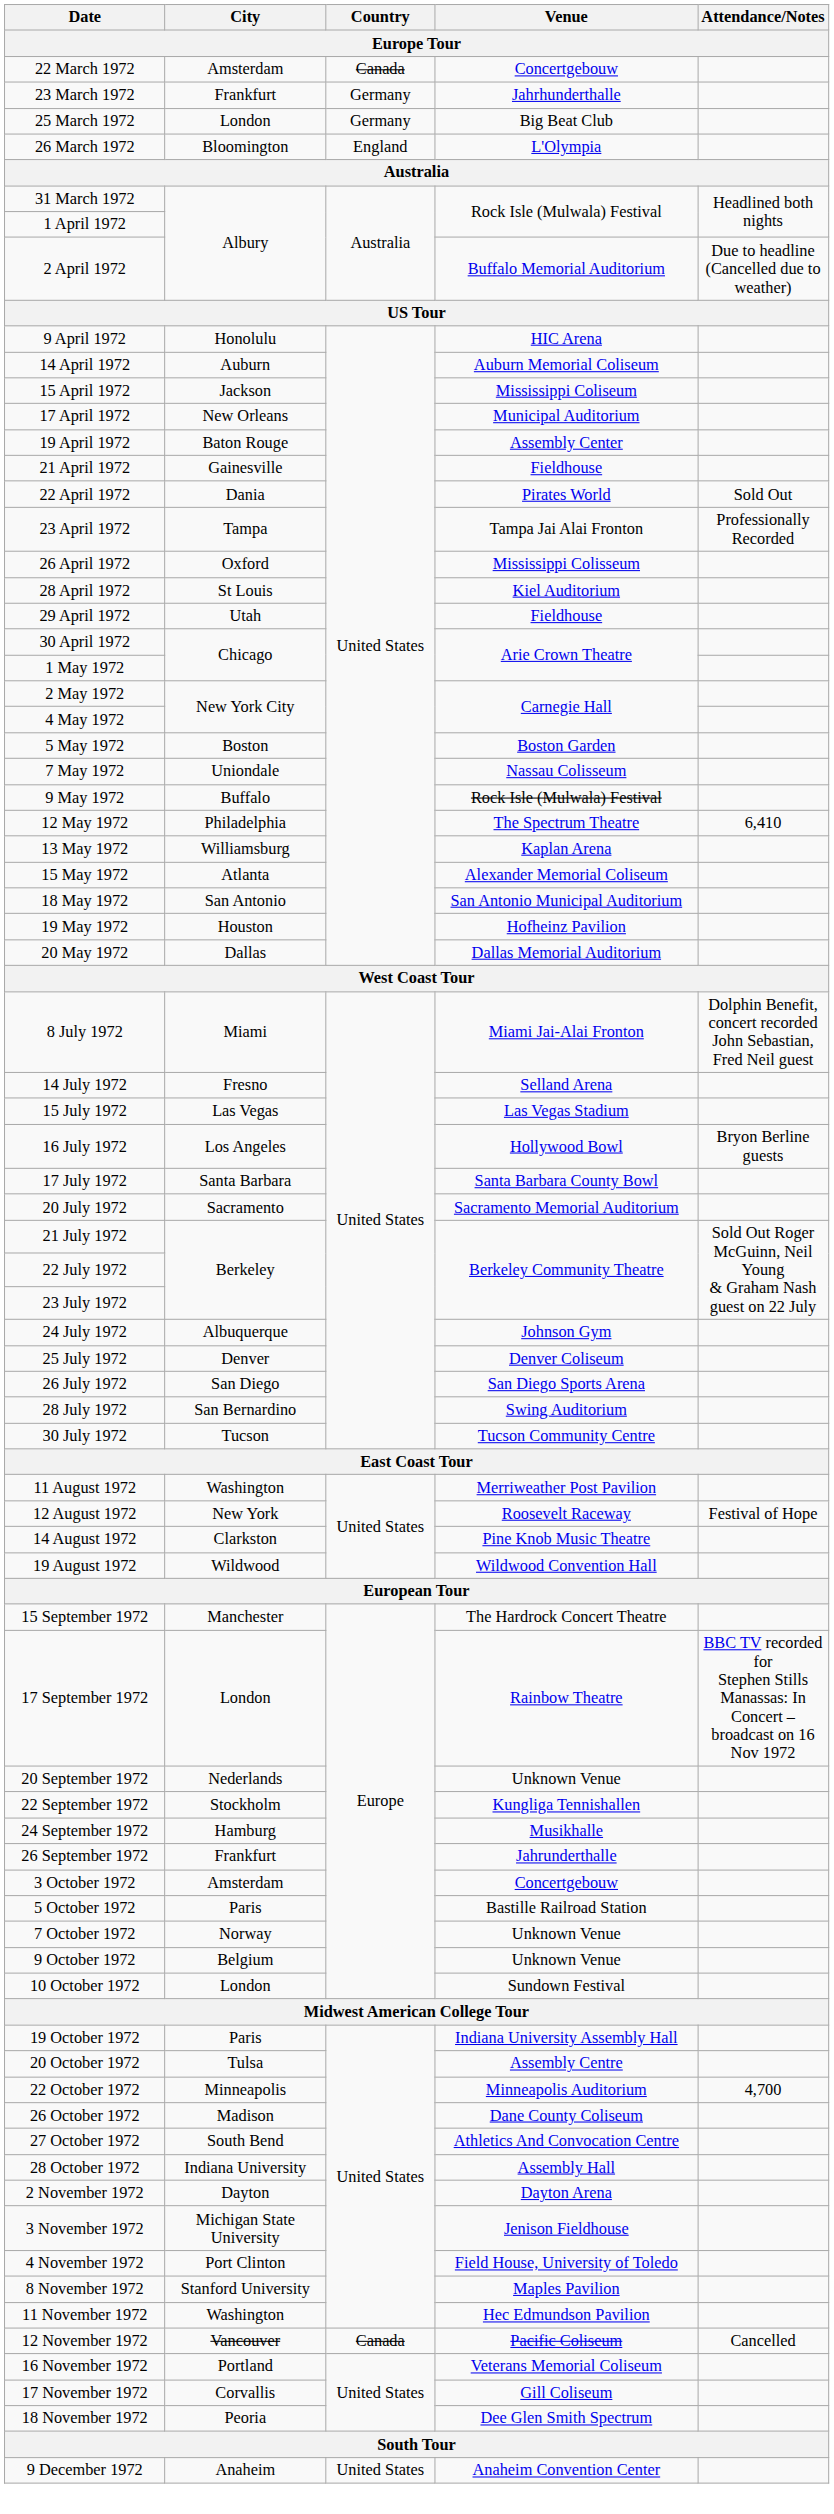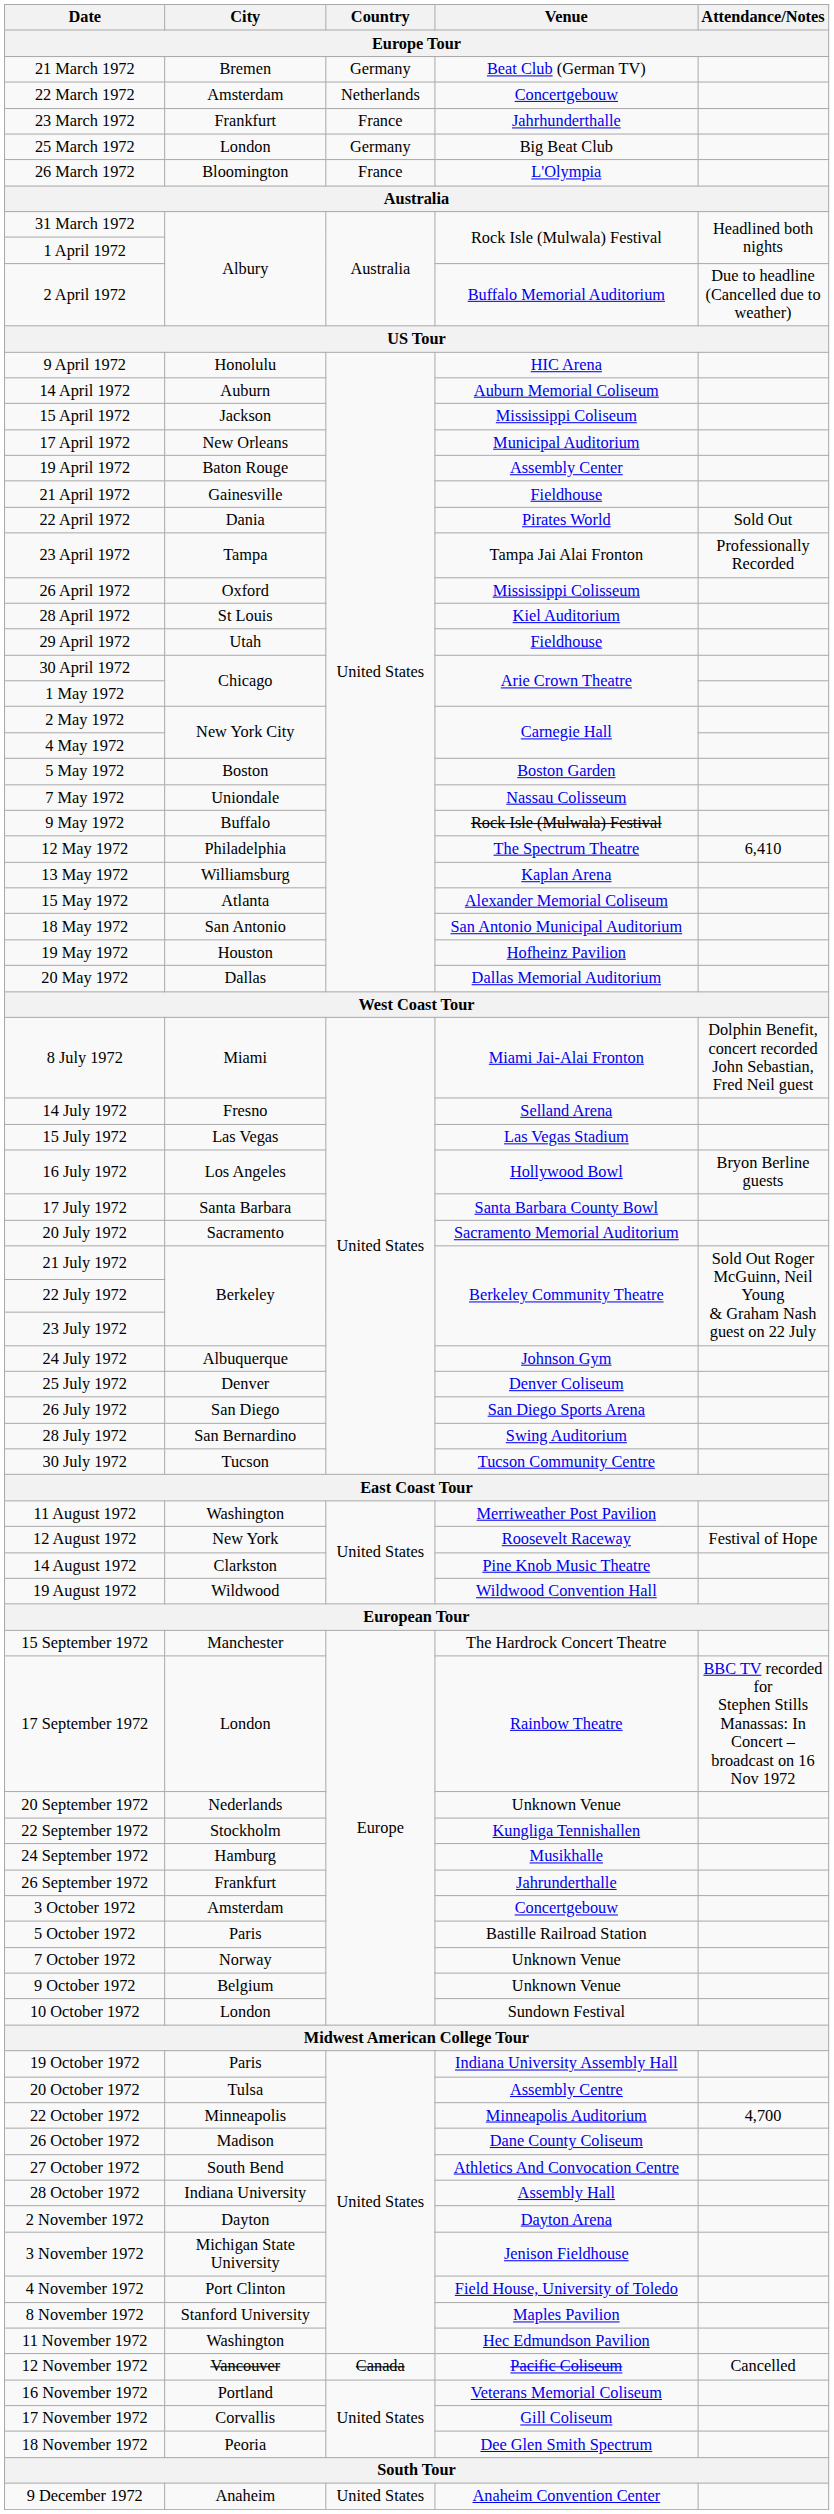+ row: (85, 69)
(380, 69) Canada -> (380, 95) Netherlands
(380, 95) Germany -> (380, 120) France
(380, 146) England -> (380, 172) France
